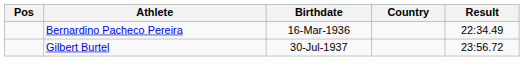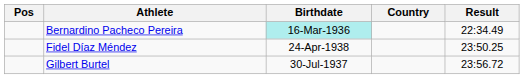(319, 30) no background -> (319, 30) paleturquoise background
+ row: (91, 47)
